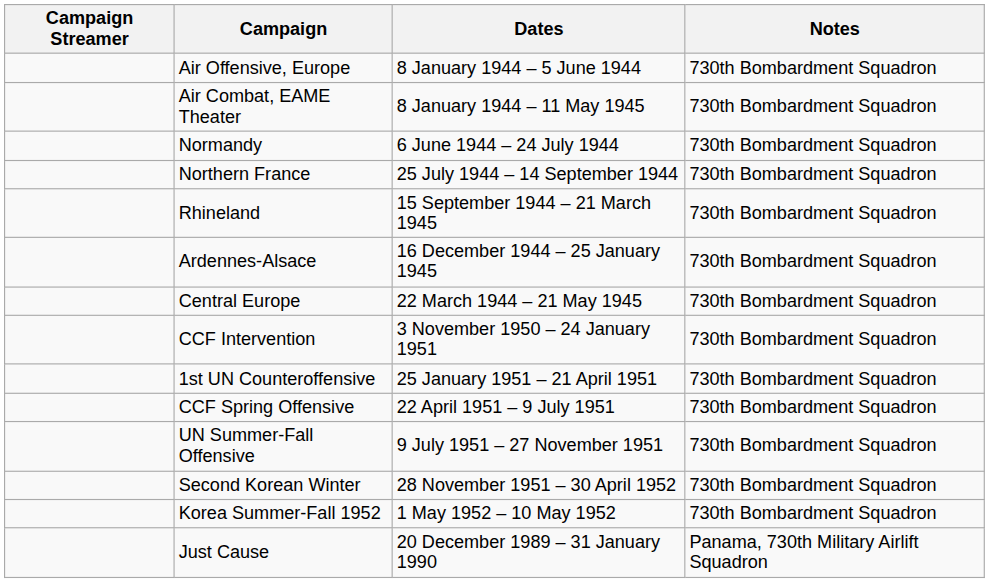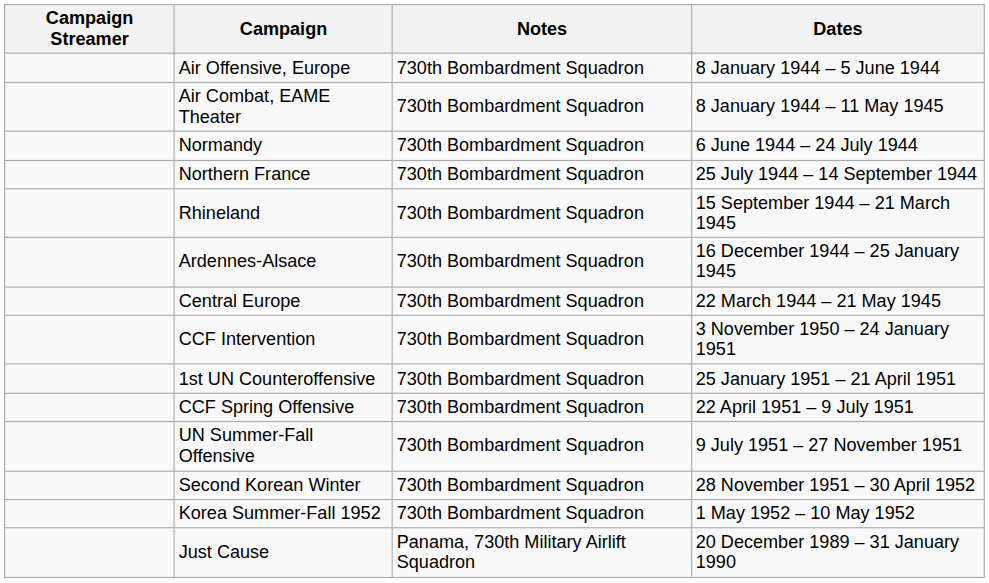columns swapped: (539, 29) <-> (835, 29)
